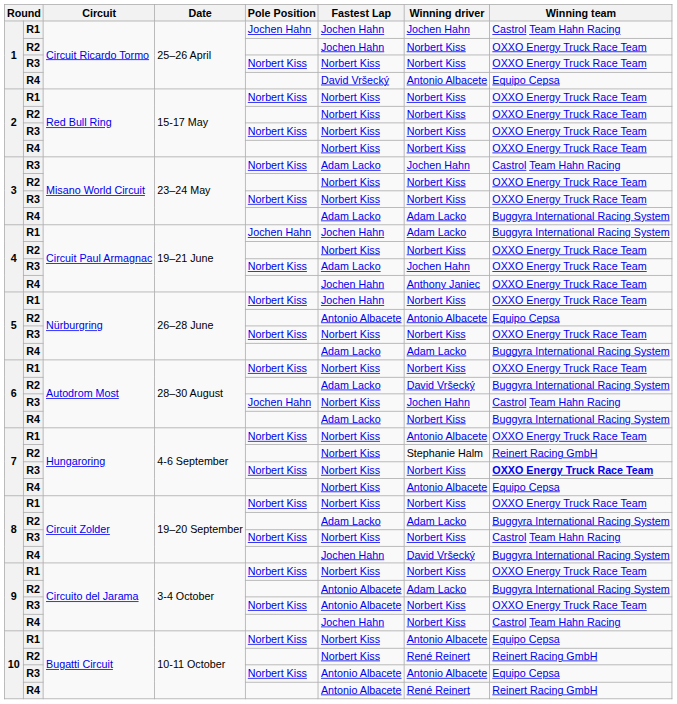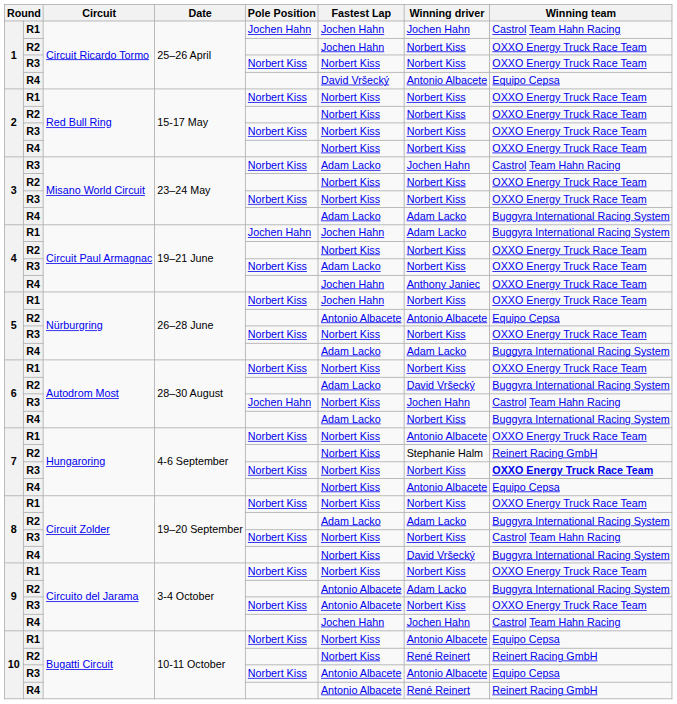(438, 266) Jochen Hahn -> (436, 266) Norbert Kiss
(353, 554) Jochen Hahn -> (350, 554) Norbert Kiss
(436, 622) Norbert Kiss -> (438, 622) Jochen Hahn
